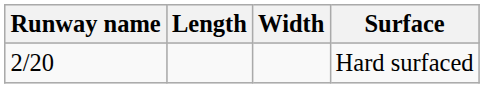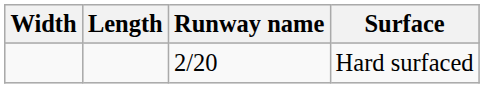columns swapped: (86, 23) <-> (291, 23)
